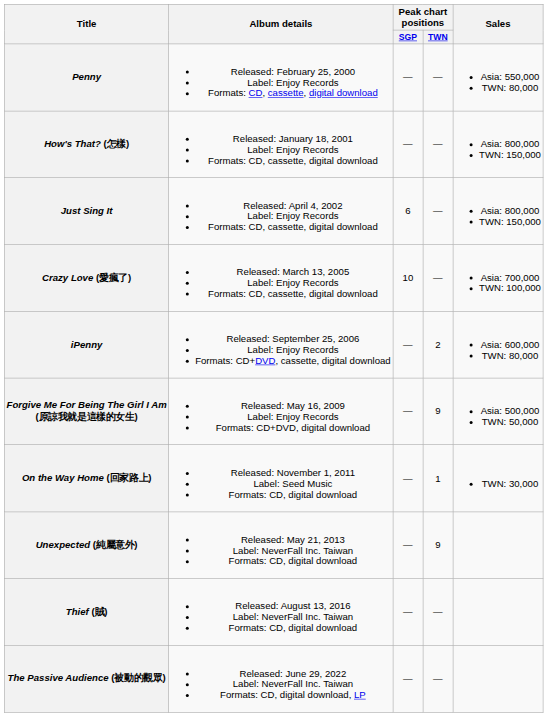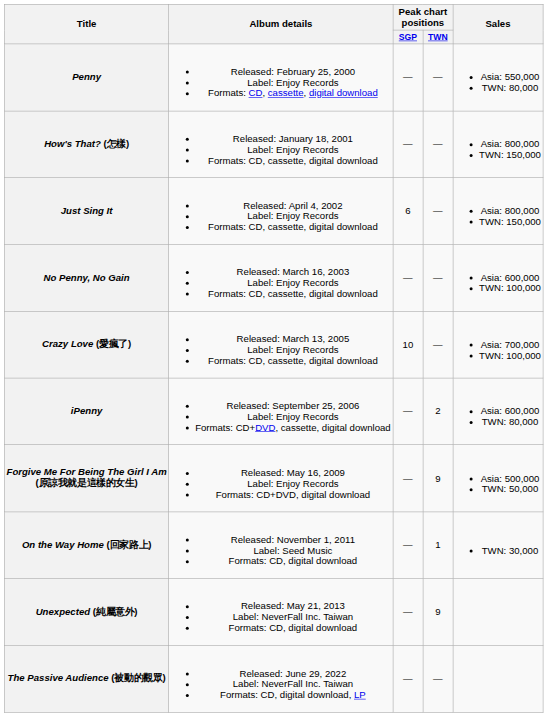+ row: (87, 278)
- row: (87, 611)
